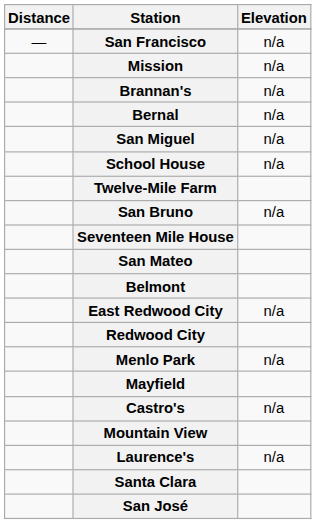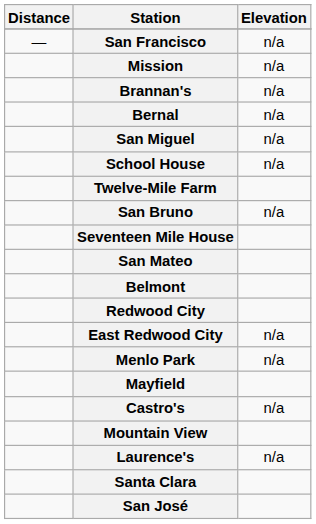rows swapped: (155, 335) <-> (155, 310)
